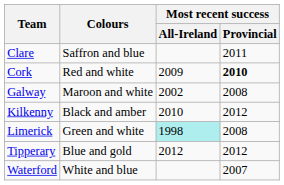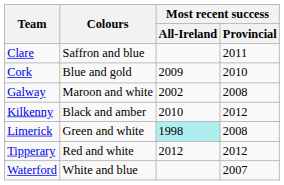(98, 72) Red and white -> (97, 72) Blue and gold
(235, 72) bold -> (235, 72) normal
(97, 151) Blue and gold -> (98, 151) Red and white
